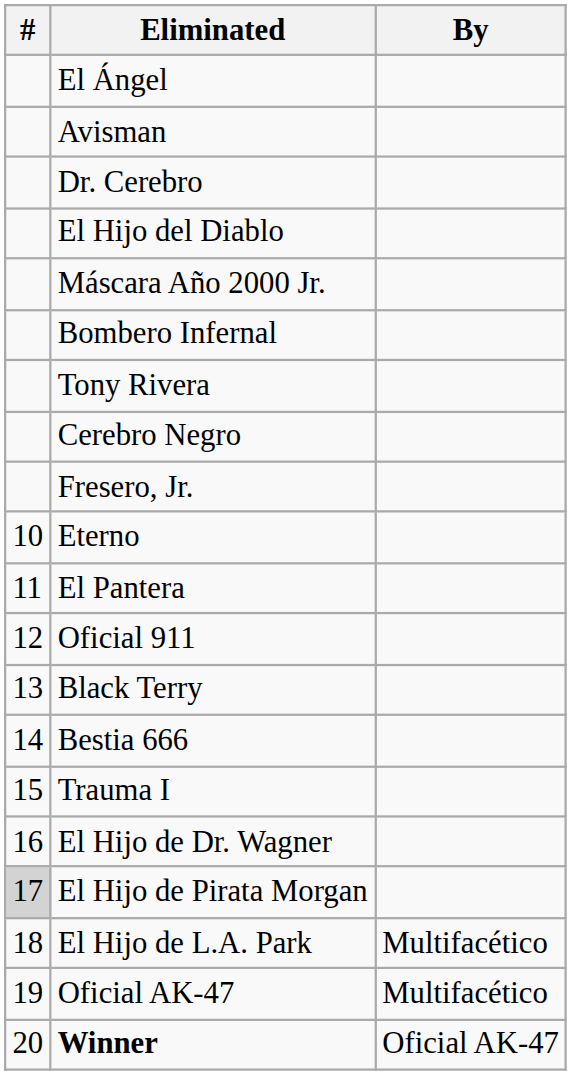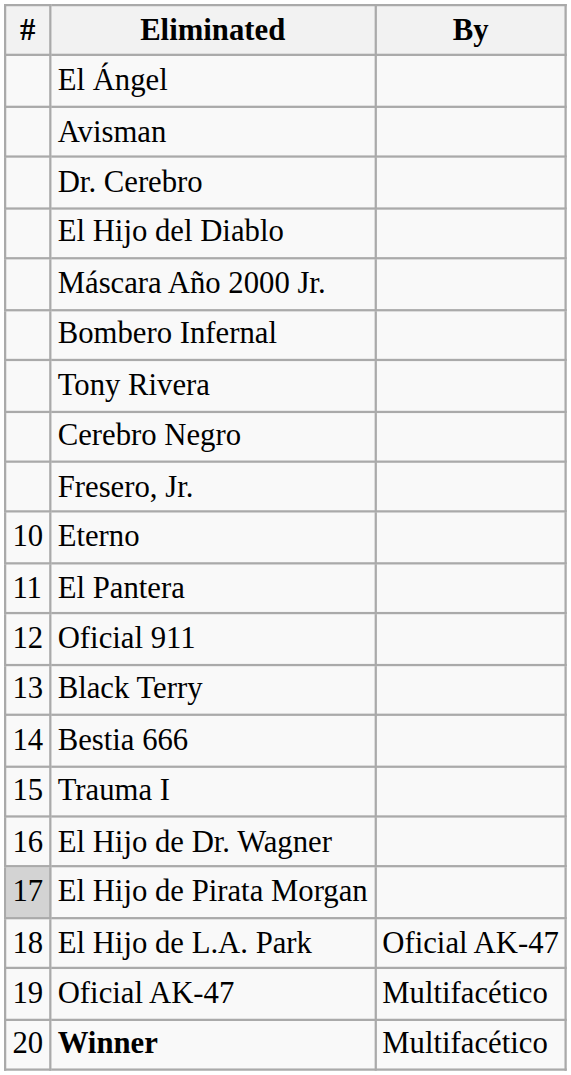(465, 942) Multifacético -> (471, 942) Oficial AK-47
(471, 1043) Oficial AK-47 -> (465, 1043) Multifacético
